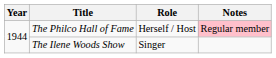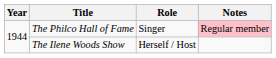(167, 28) Herself / Host -> (152, 28) Singer
(152, 45) Singer -> (167, 45) Herself / Host
